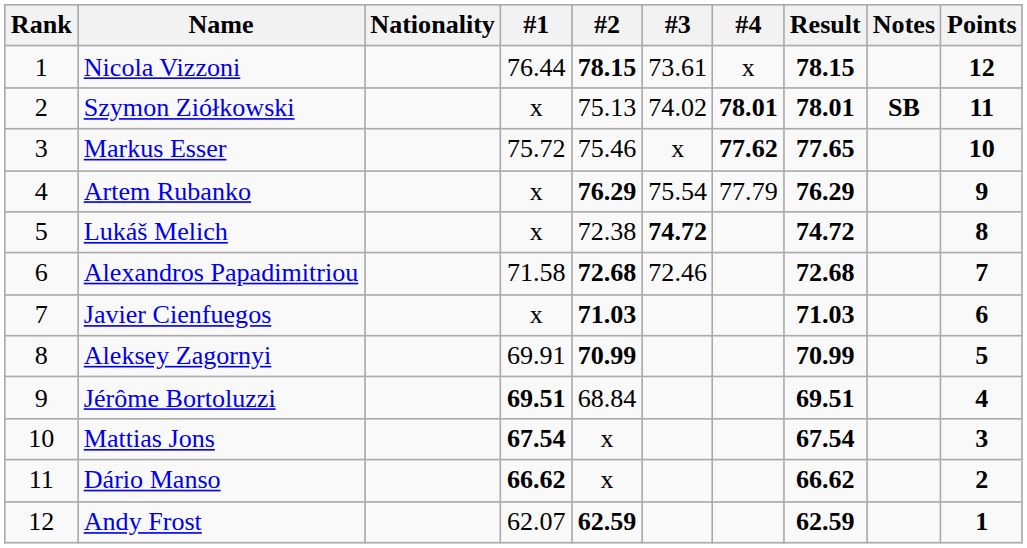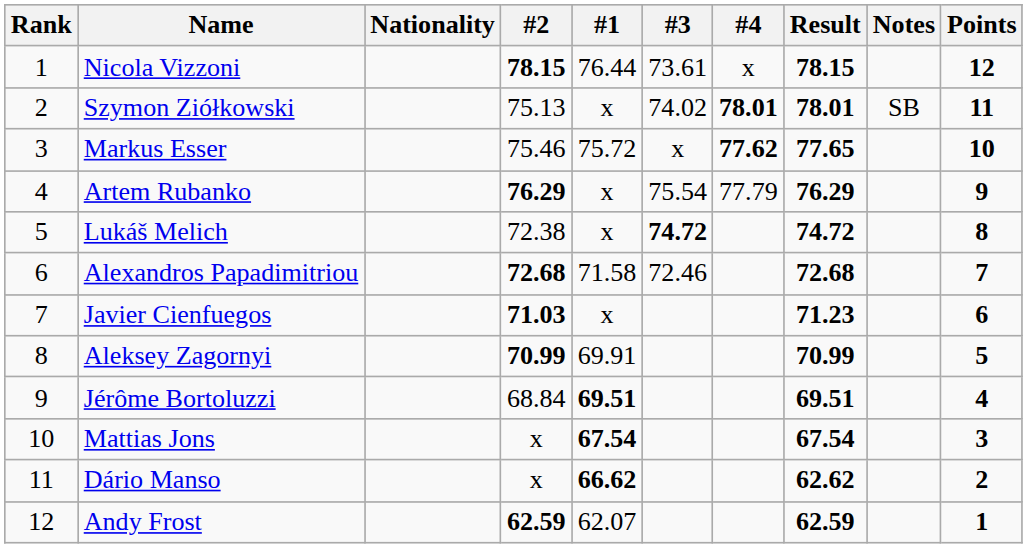columns swapped: (536, 25) <-> (607, 25)
(904, 107) bold -> (904, 107) normal
(825, 314) 71.03 -> (825, 314) 71.23
(825, 480) 66.62 -> (825, 480) 62.62
